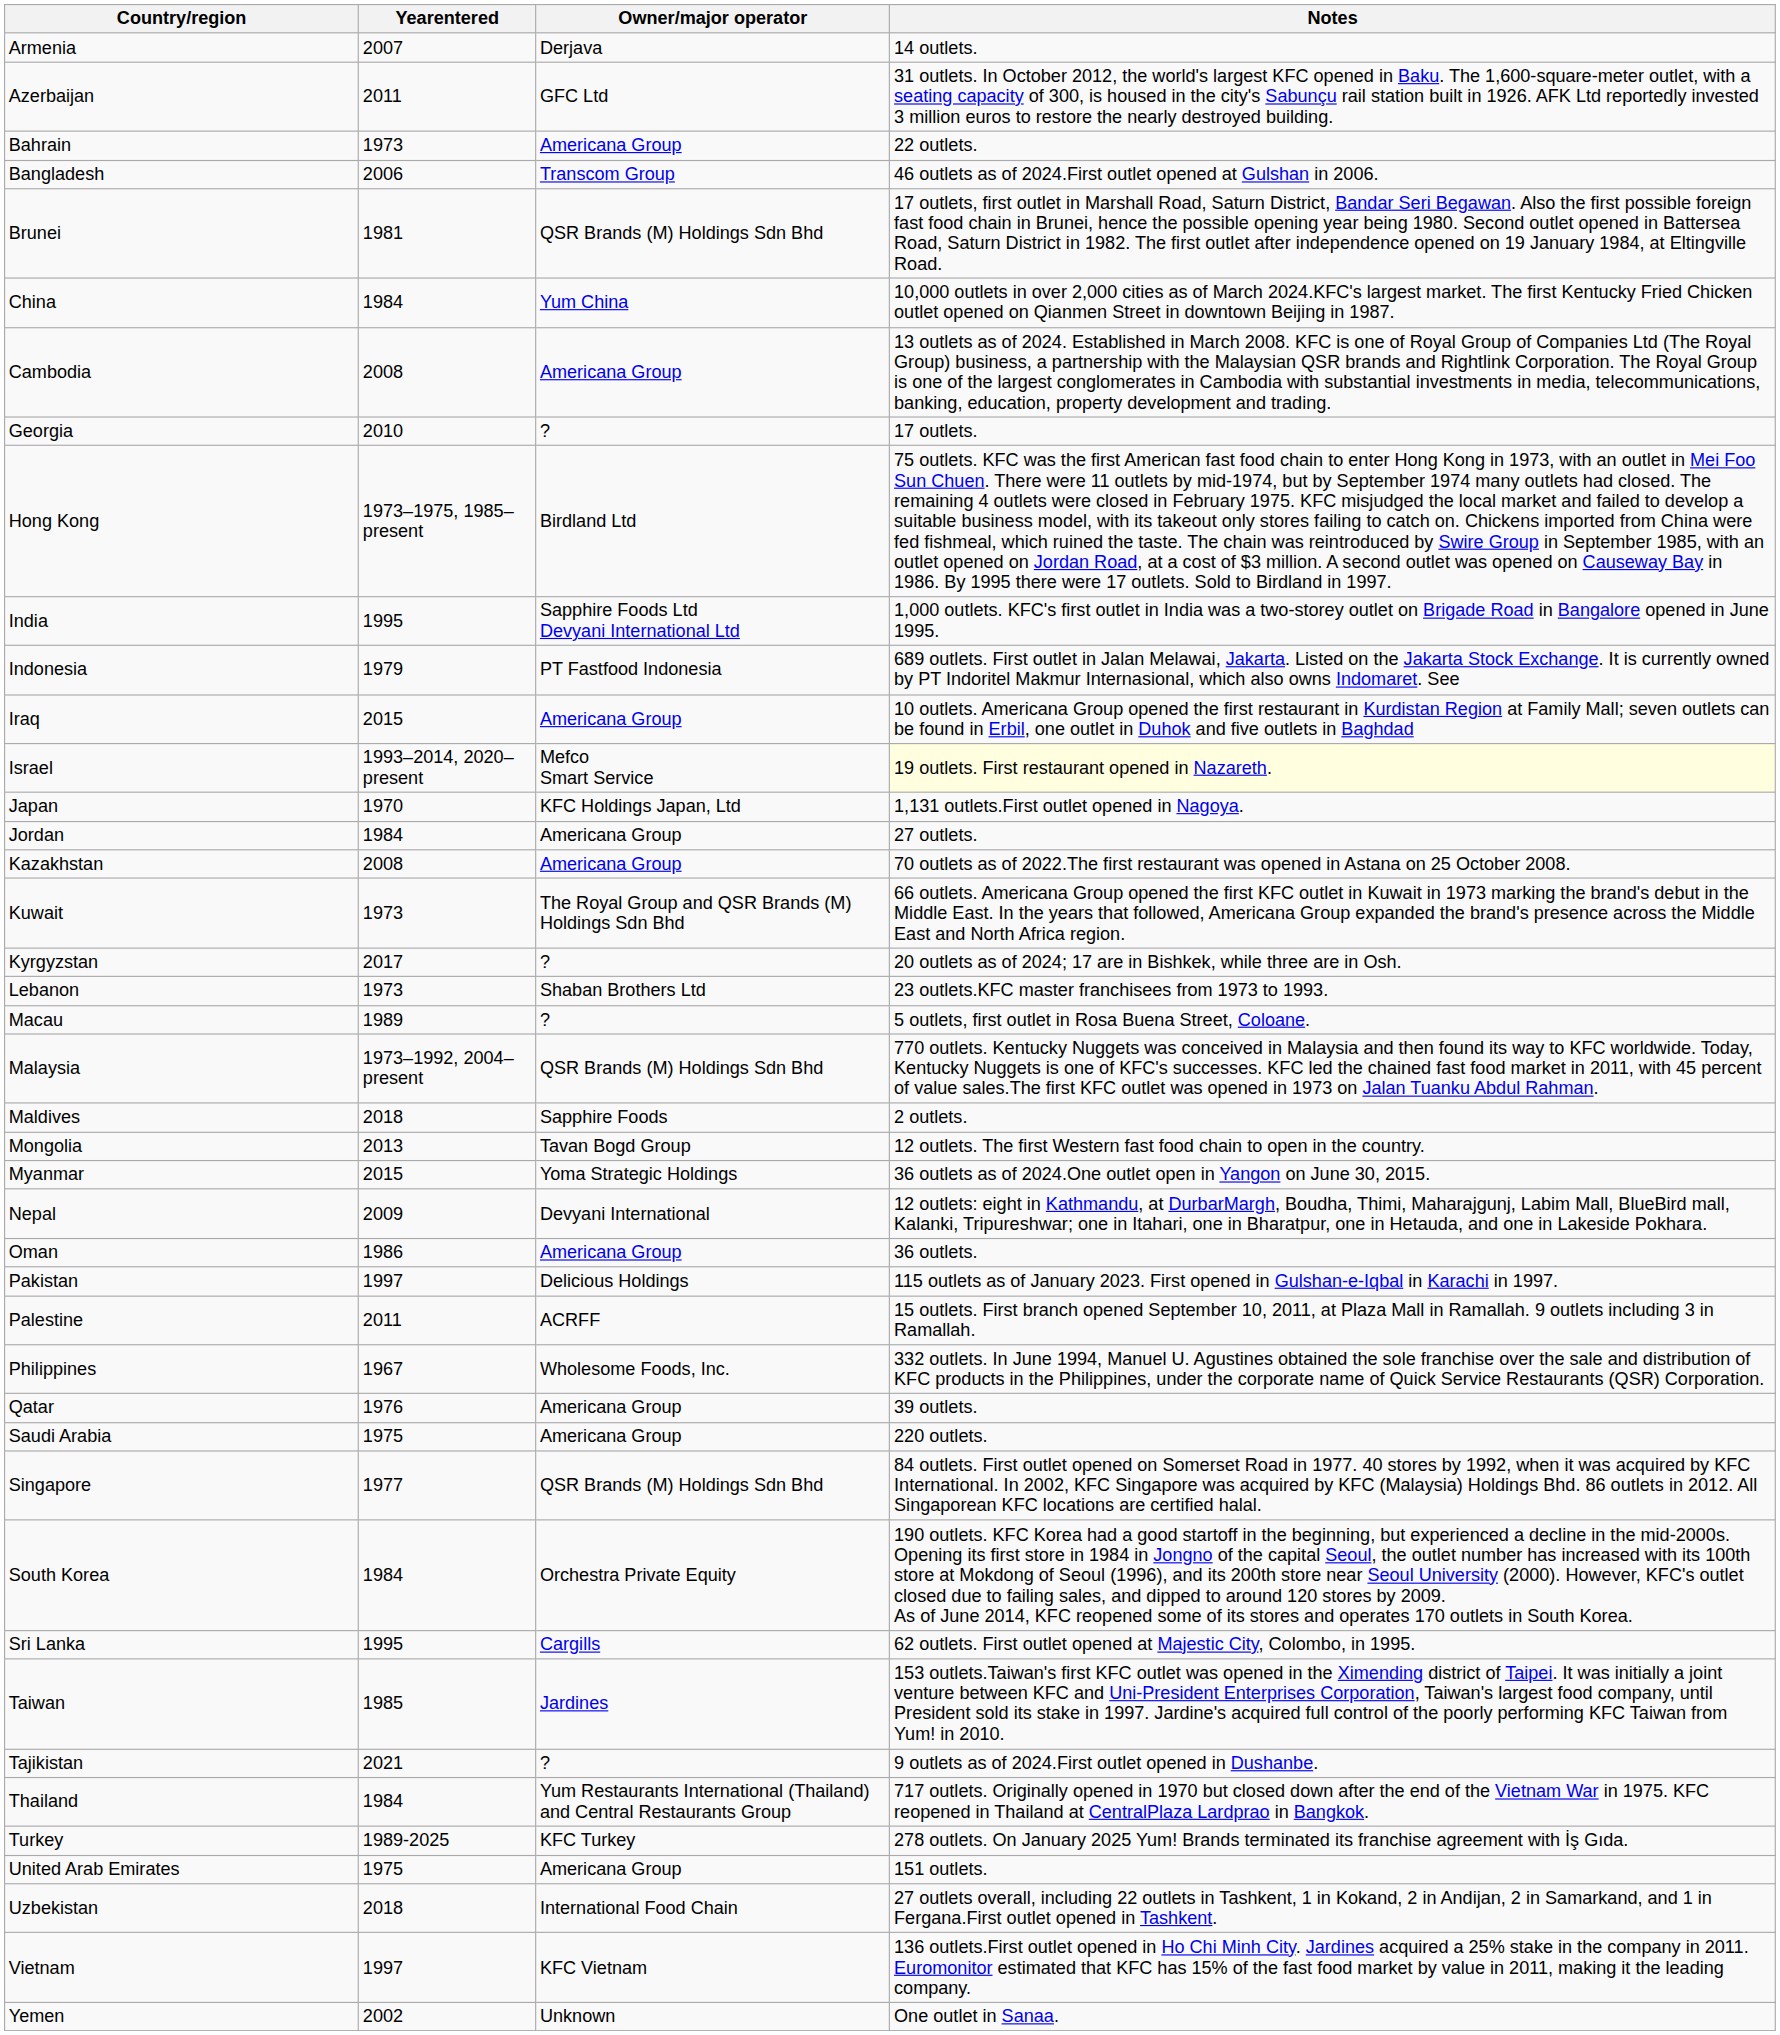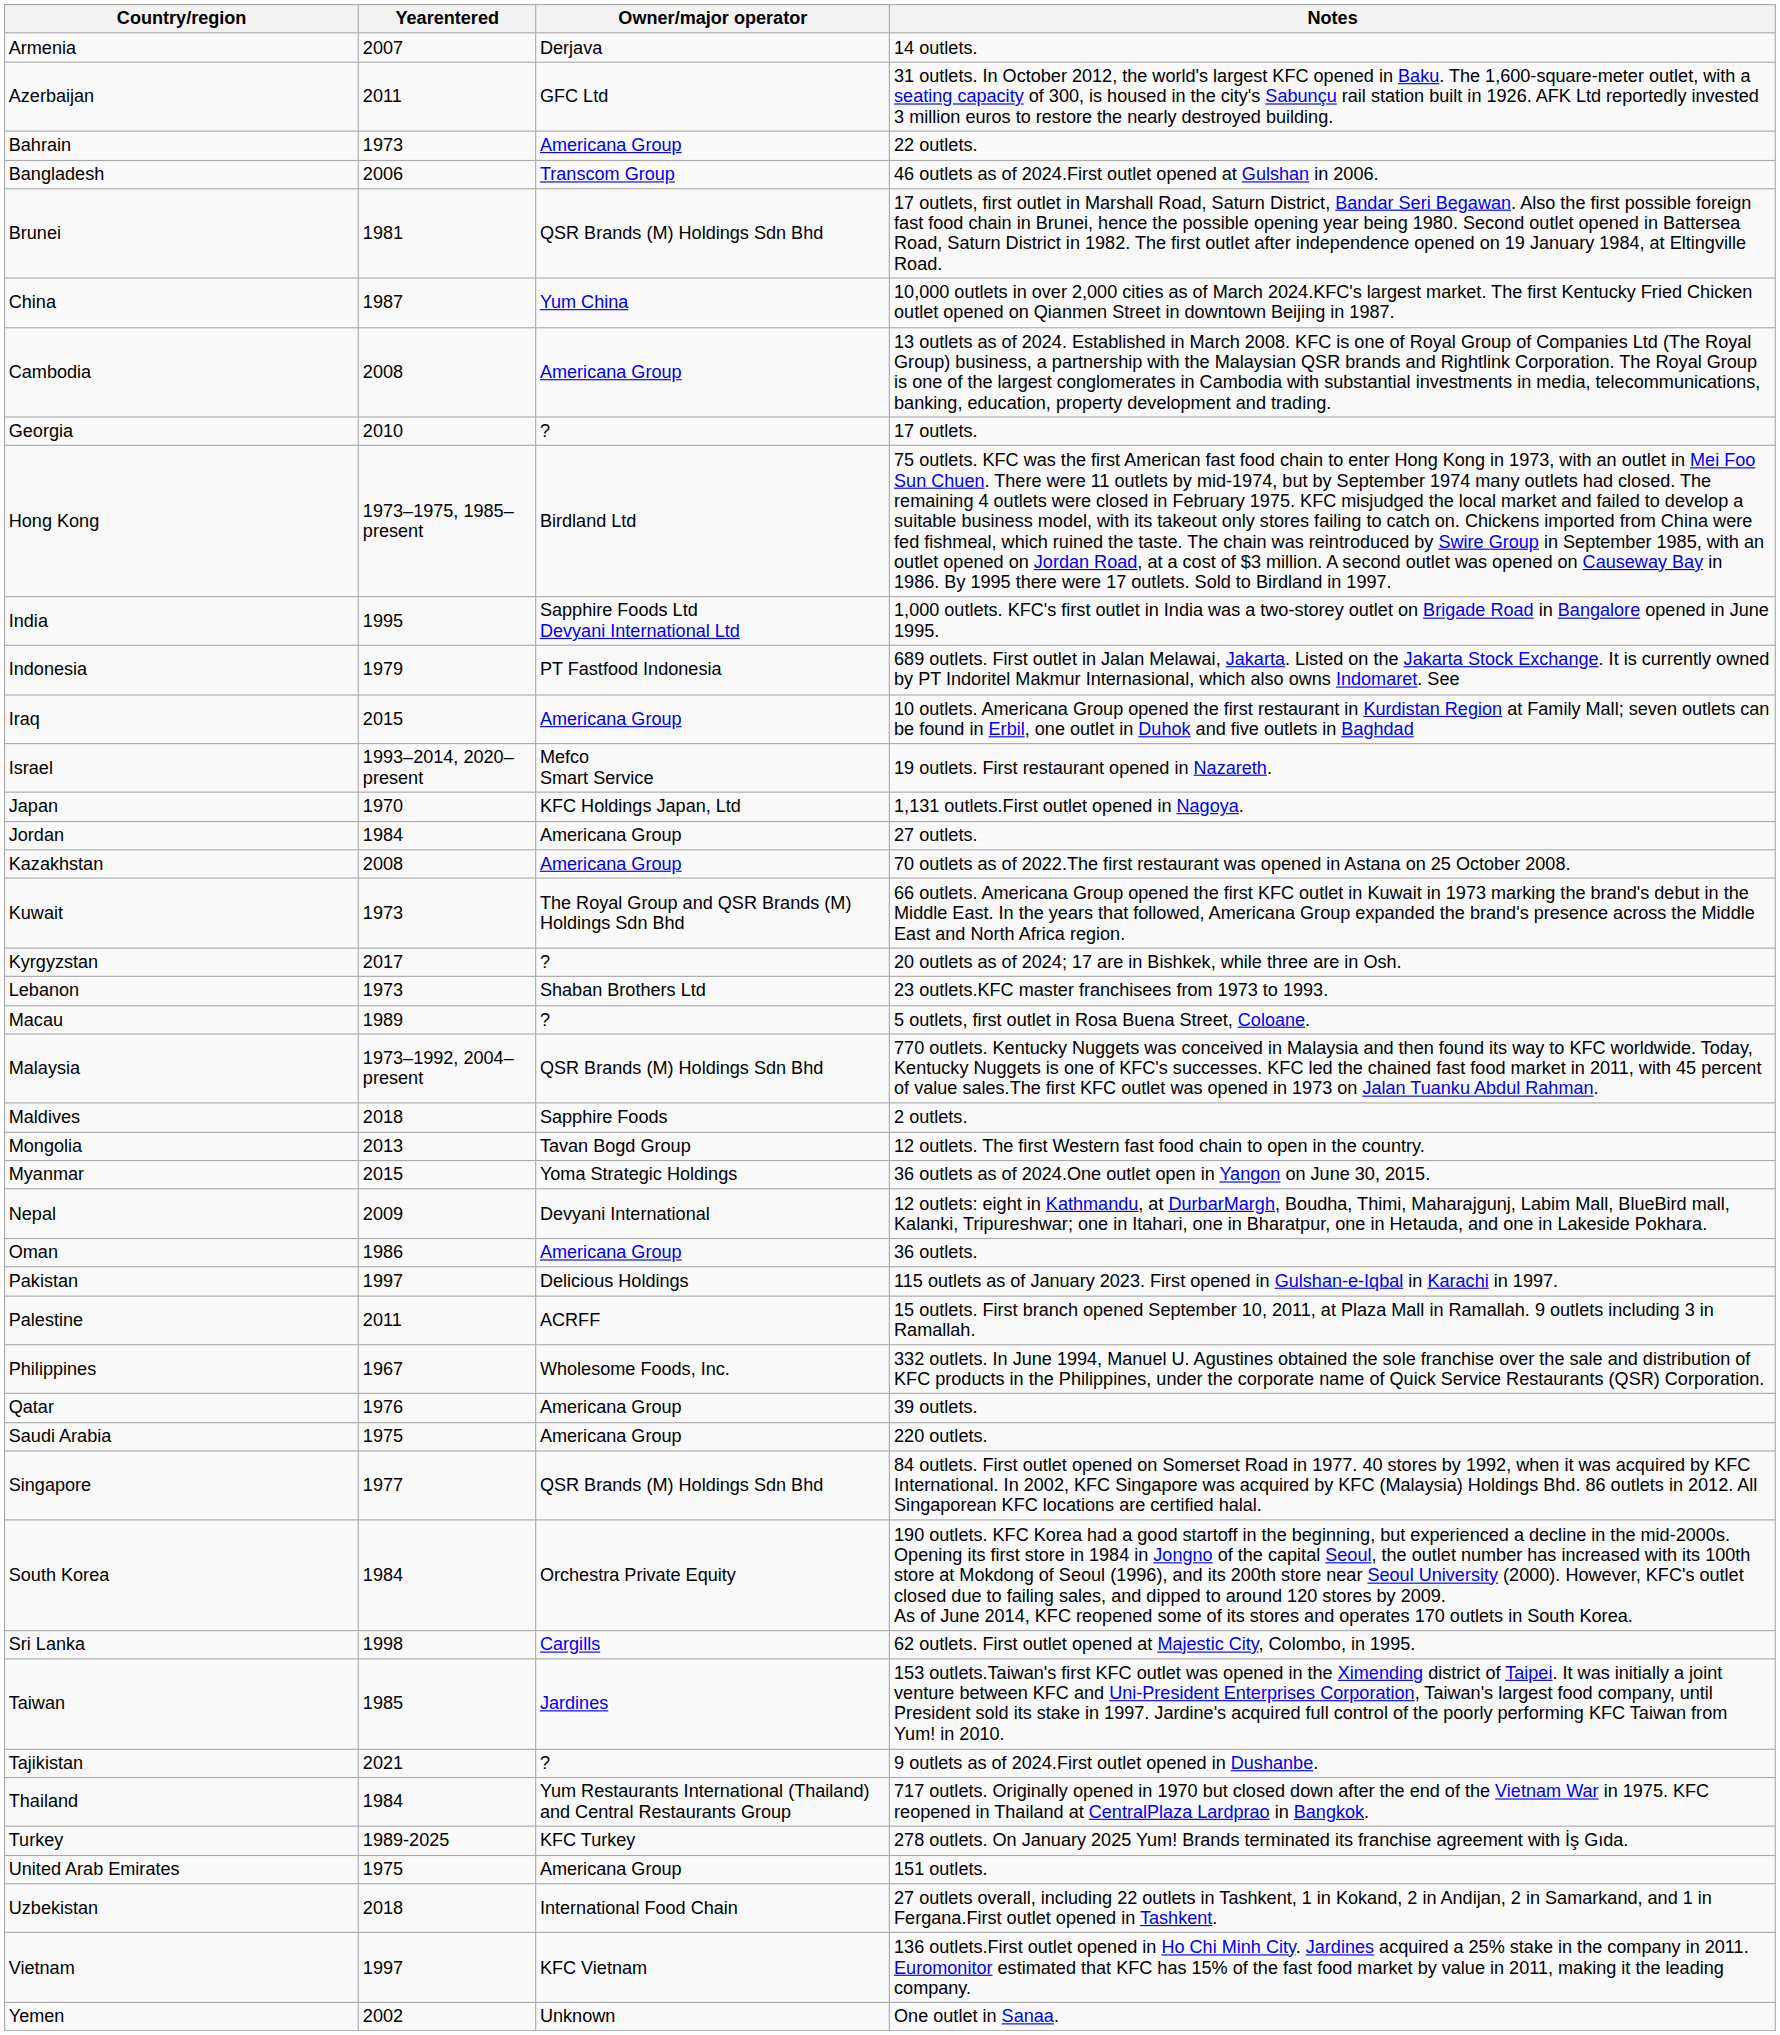(383, 302) 1984 -> (383, 302) 1987
(1083, 767) lightyellow background -> (1083, 767) no background
(383, 1644) 1995 -> (383, 1644) 1998
